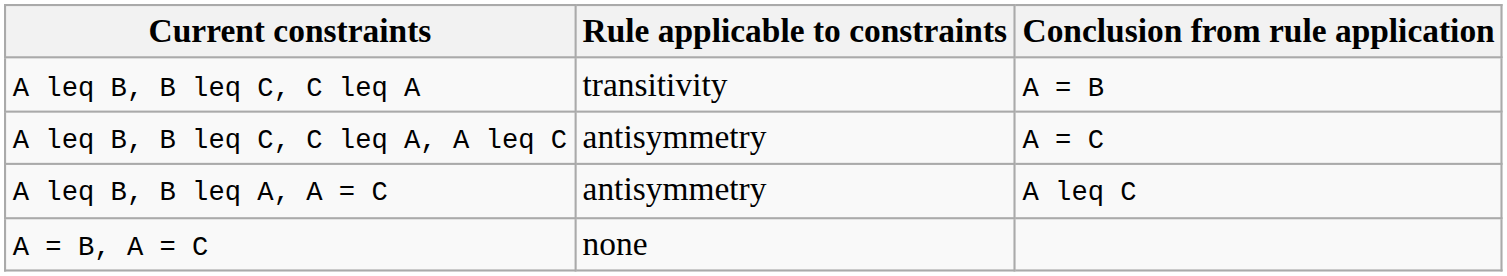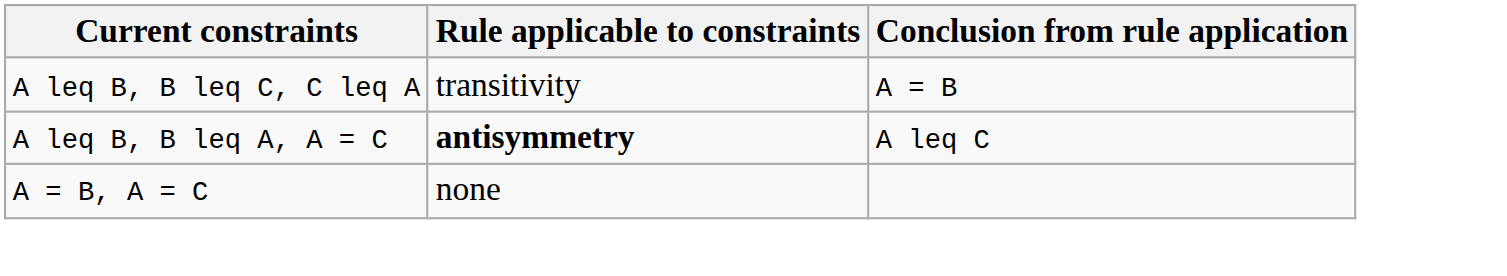- row: (290, 141)
(674, 190) normal -> (535, 137) bold
